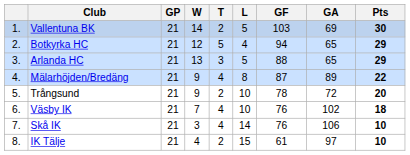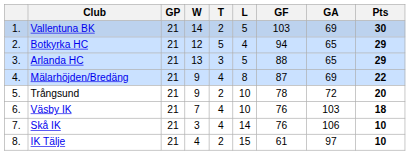(331, 77) 89 -> (331, 77) 69
(331, 110) 102 -> (331, 110) 103
